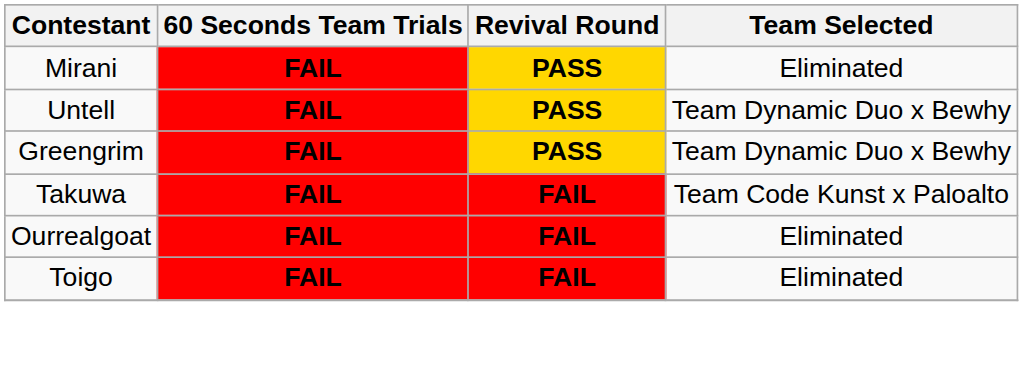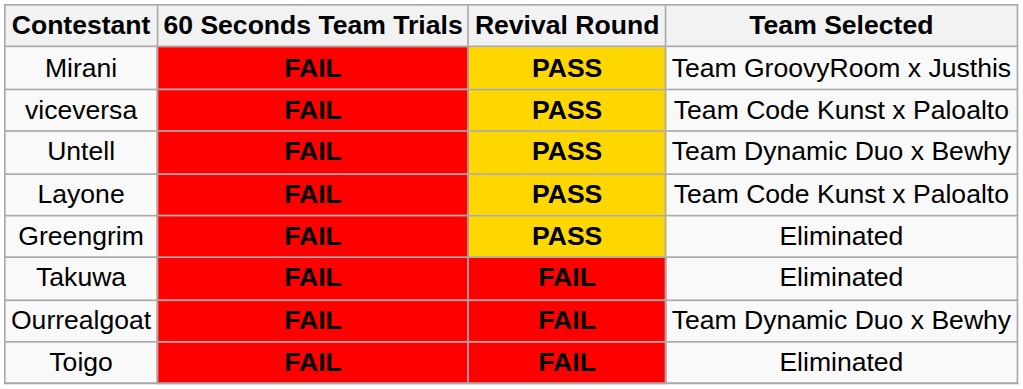(841, 67) Eliminated -> (841, 67) Team GroovyRoom x Justhis
+ row: (81, 109)
+ row: (81, 194)
(841, 151) Team Dynamic Duo x Bewhy -> (841, 236) Eliminated
(841, 194) Team Code Kunst x Paloalto -> (841, 278) Eliminated
(841, 236) Eliminated -> (841, 320) Team Dynamic Duo x Bewhy
